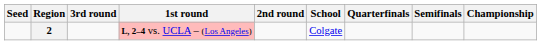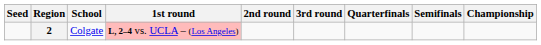columns swapped: (326, 13) <-> (93, 13)
